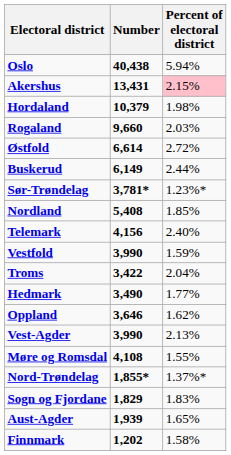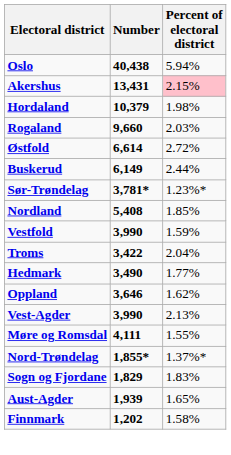- row: (34, 231)
(128, 356) 4,108 -> (127, 335) 4,111
